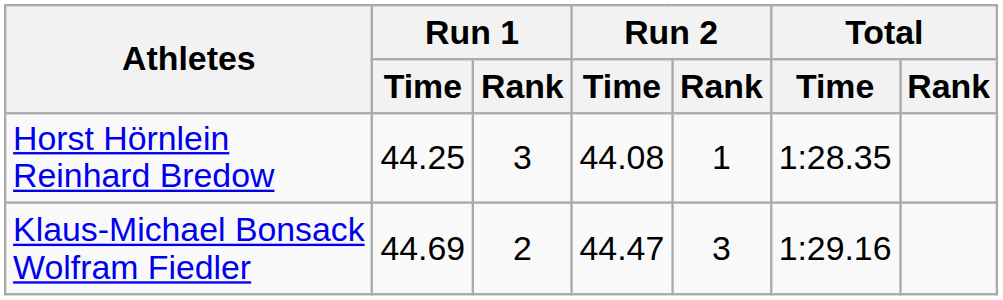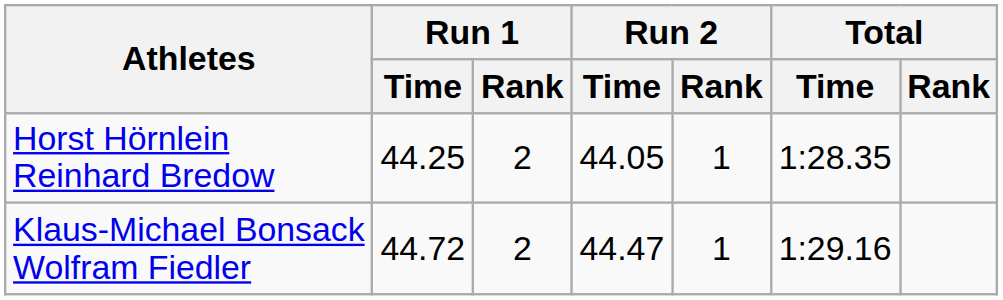(522, 158) 3 -> (522, 158) 2
(622, 158) 44.08 -> (622, 158) 44.05
(423, 249) 44.69 -> (423, 249) 44.72
(721, 249) 3 -> (721, 249) 1
